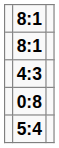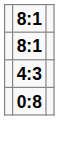- row: (29, 129)
